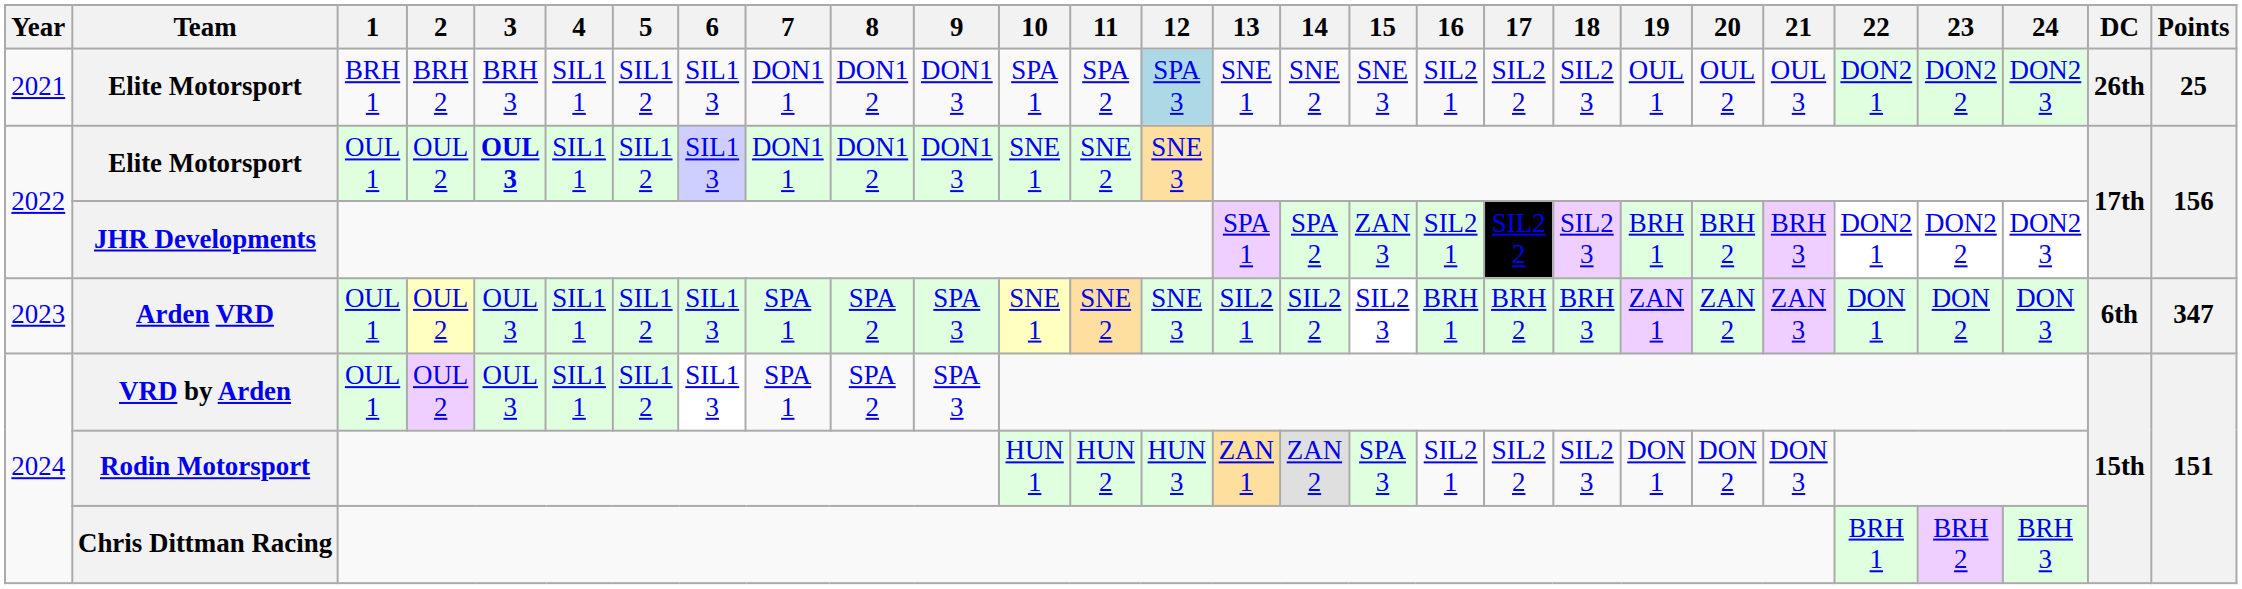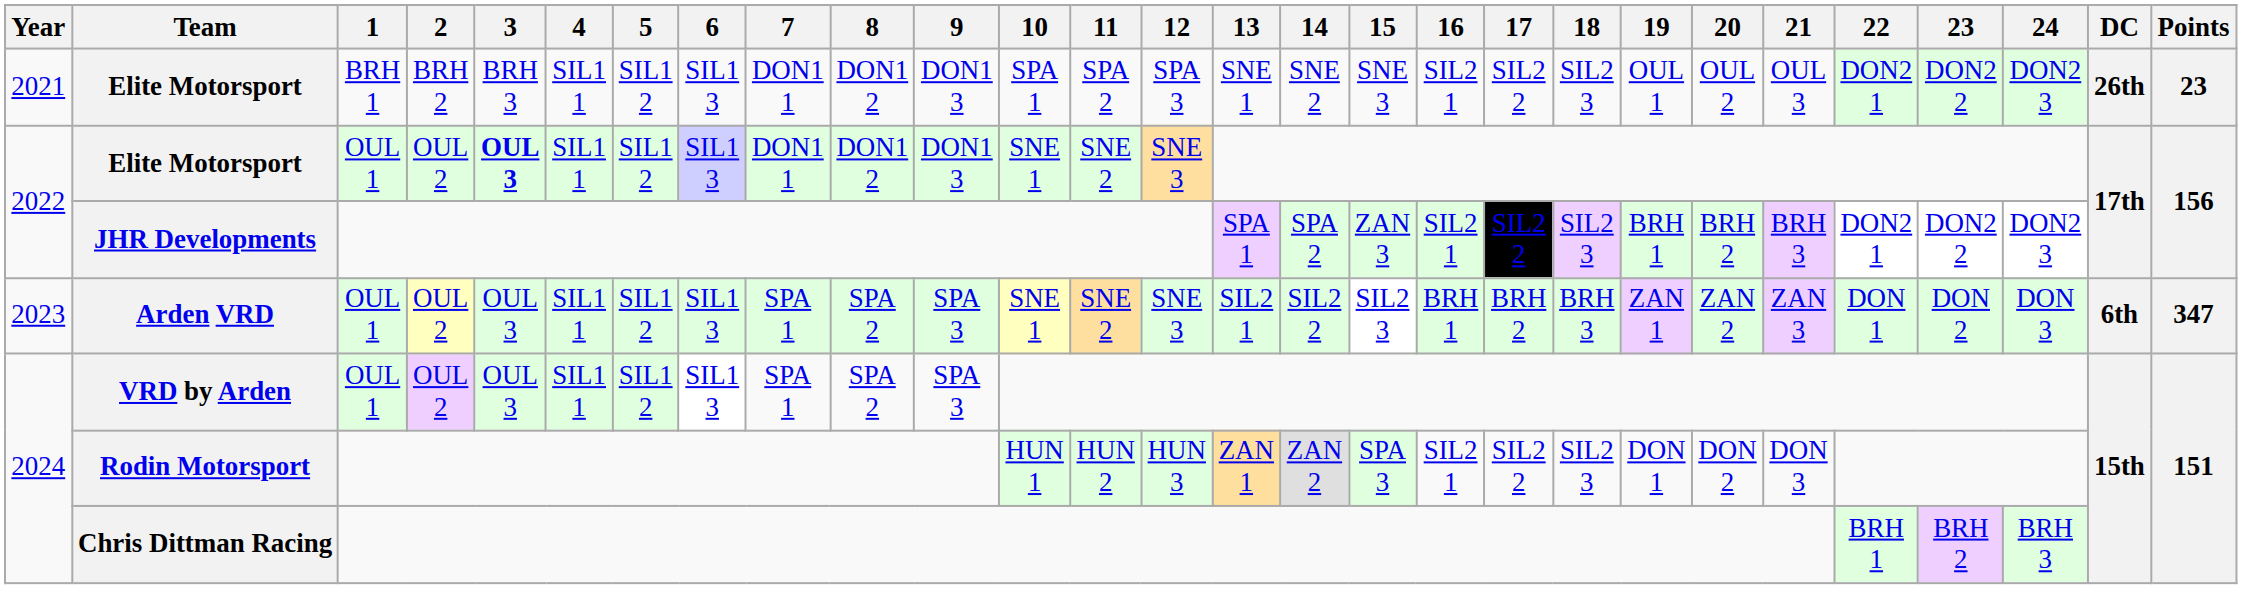(1177, 86) lightblue background -> (1177, 86) no background
(2193, 86) 25 -> (2193, 86) 23
